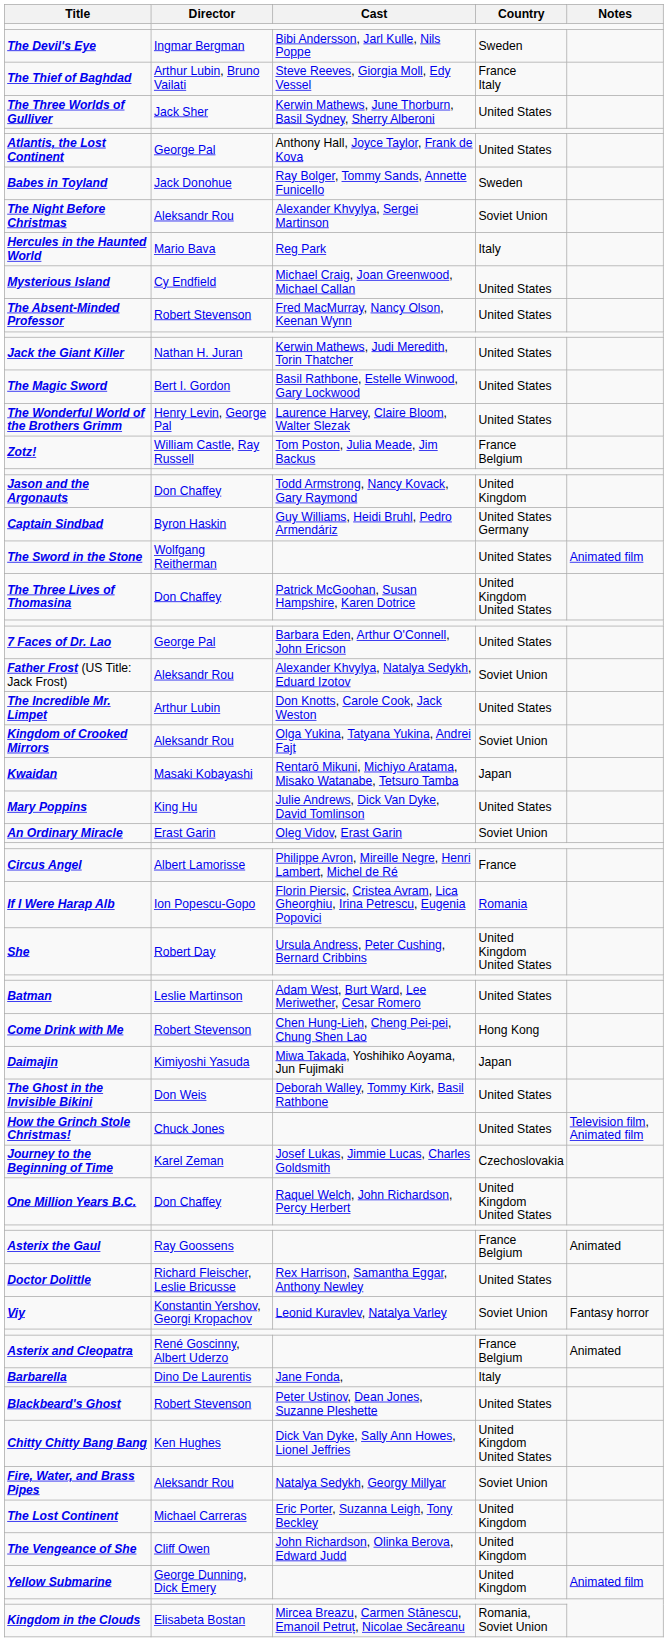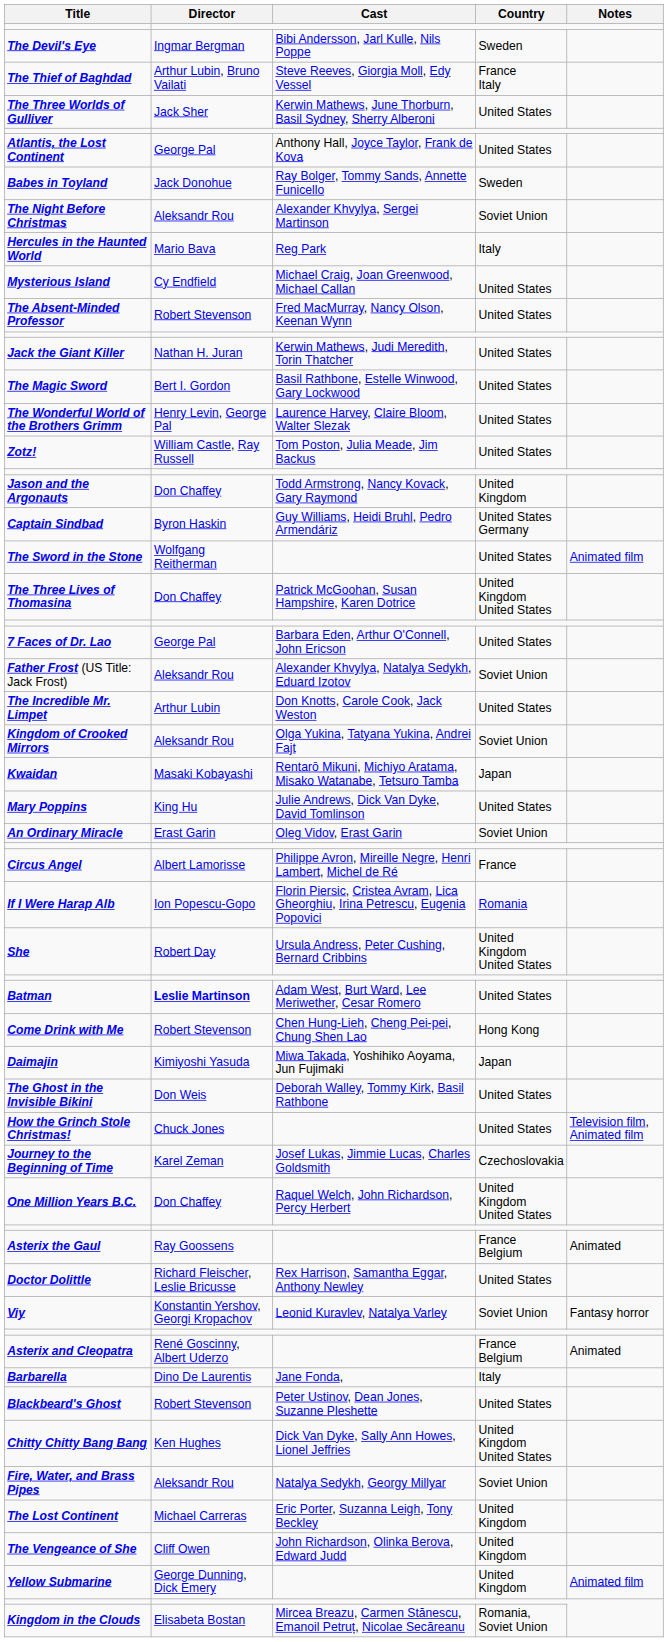(500, 452) France Belgium -> (515, 452) United States
(198, 996) normal -> (202, 996) bold
